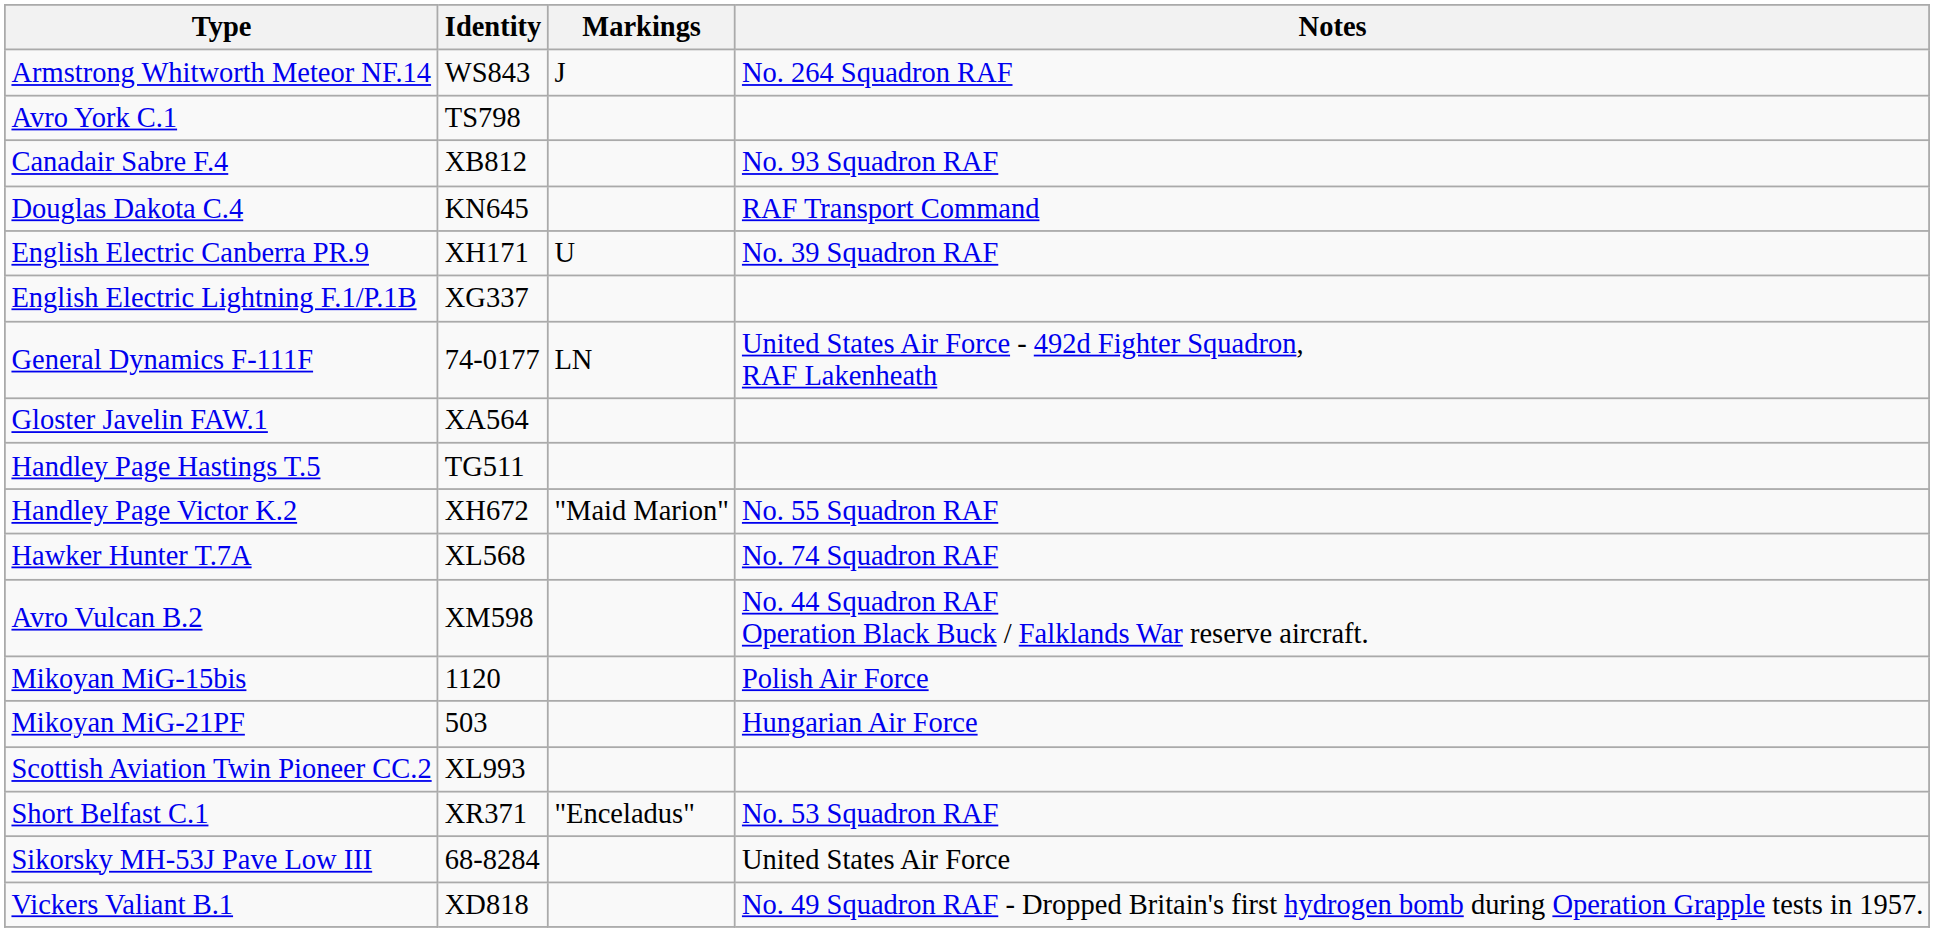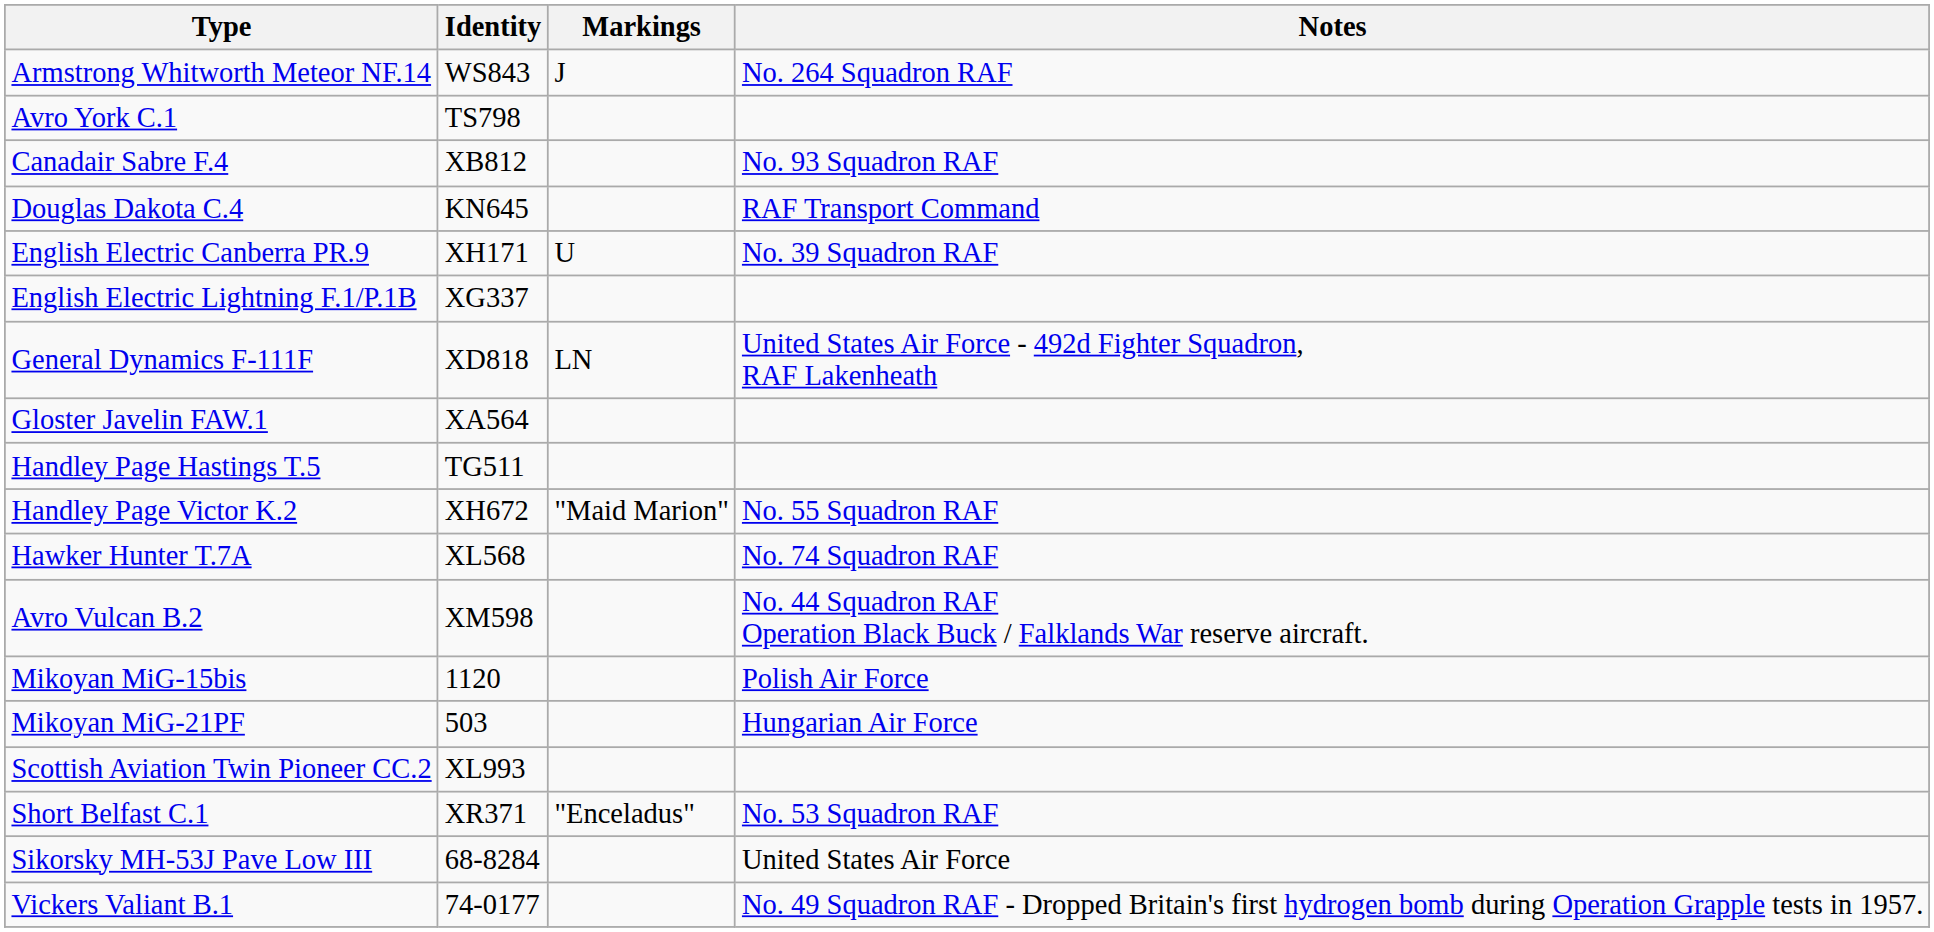(492, 359) 74-0177 -> (487, 359) XD818
(487, 904) XD818 -> (492, 904) 74-0177
